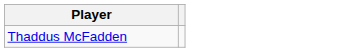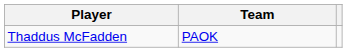+ column: (257, 15)
